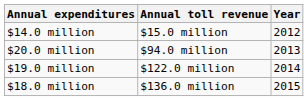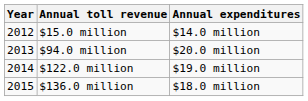columns swapped: (287, 14) <-> (71, 14)
